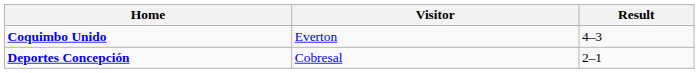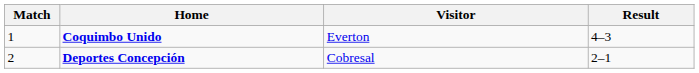+ column: (32, 15)
